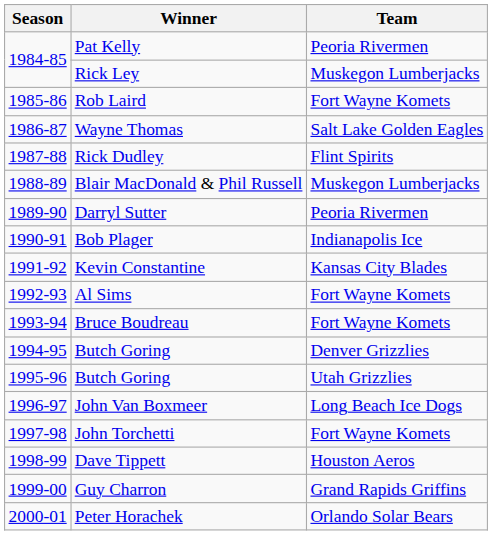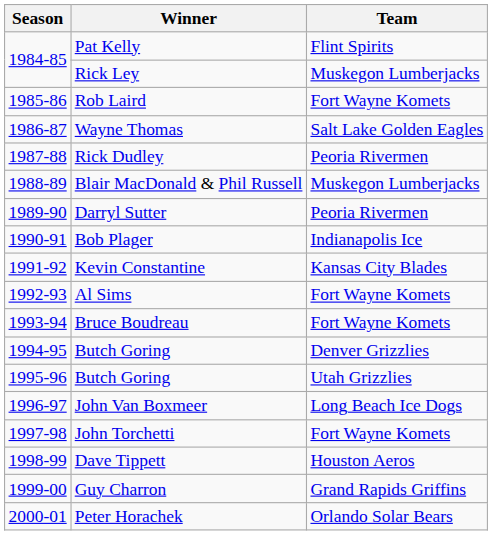(369, 45) Peoria Rivermen -> (352, 45) Flint Spirits
(352, 156) Flint Spirits -> (369, 156) Peoria Rivermen
